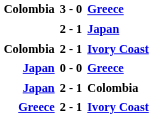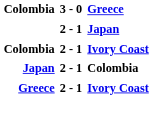- row: (39, 68)
